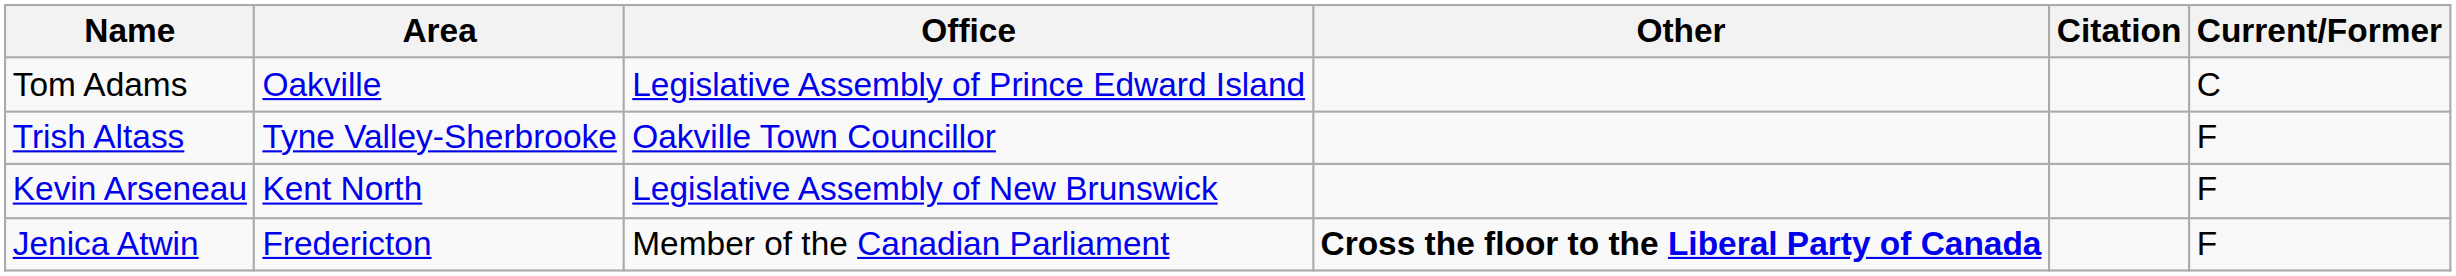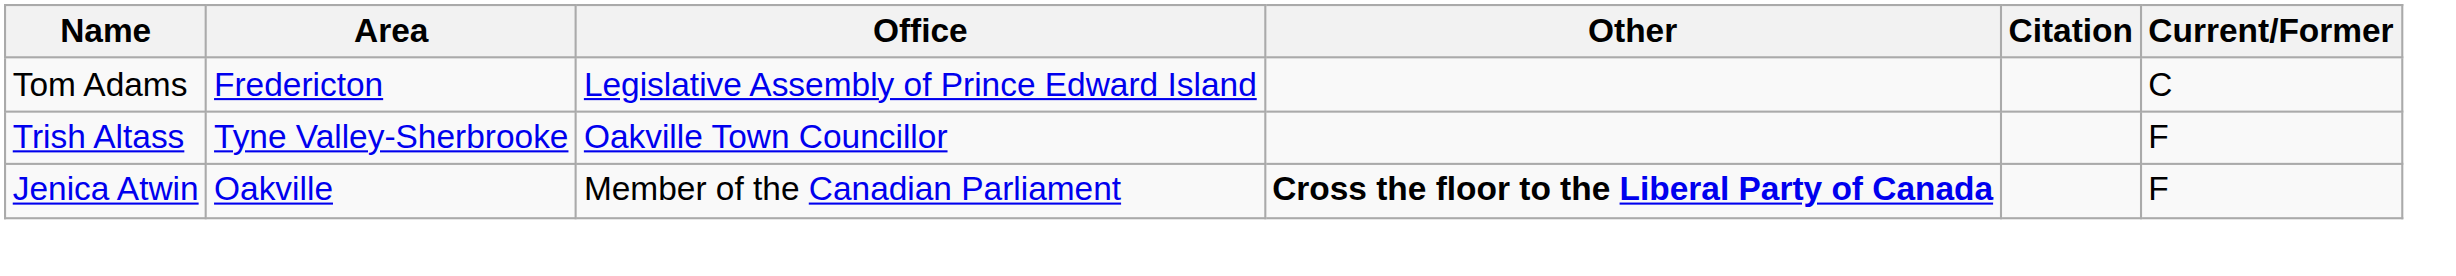(322, 84) Oakville -> (299, 84) Fredericton
- row: (130, 190)
(347, 243) Fredericton -> (274, 190) Oakville
